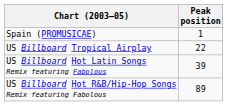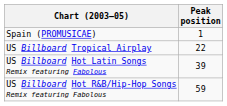(201, 89) 89 -> (201, 89) 59
